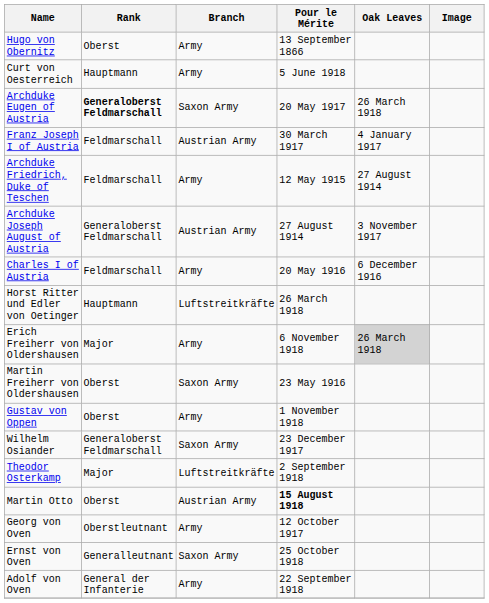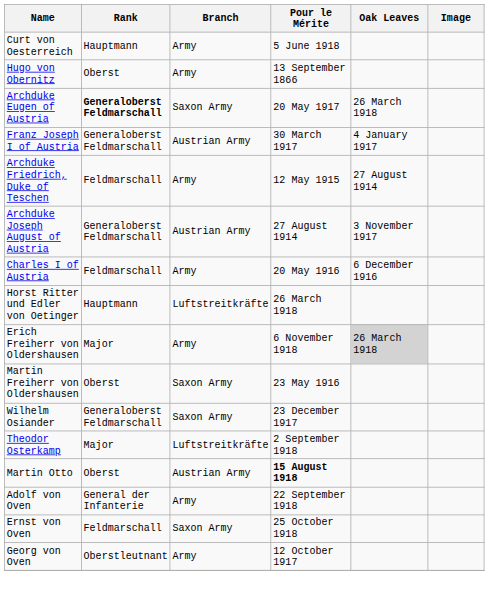rows swapped: (31, 46) <-> (40, 74)
(123, 141) Feldmarschall -> (123, 141) Generaloberst Feldmarschall
- row: (37, 417)
rows swapped: (34, 584) <-> (34, 529)
(129, 557) Generalleutnant -> (123, 529) Feldmarschall
